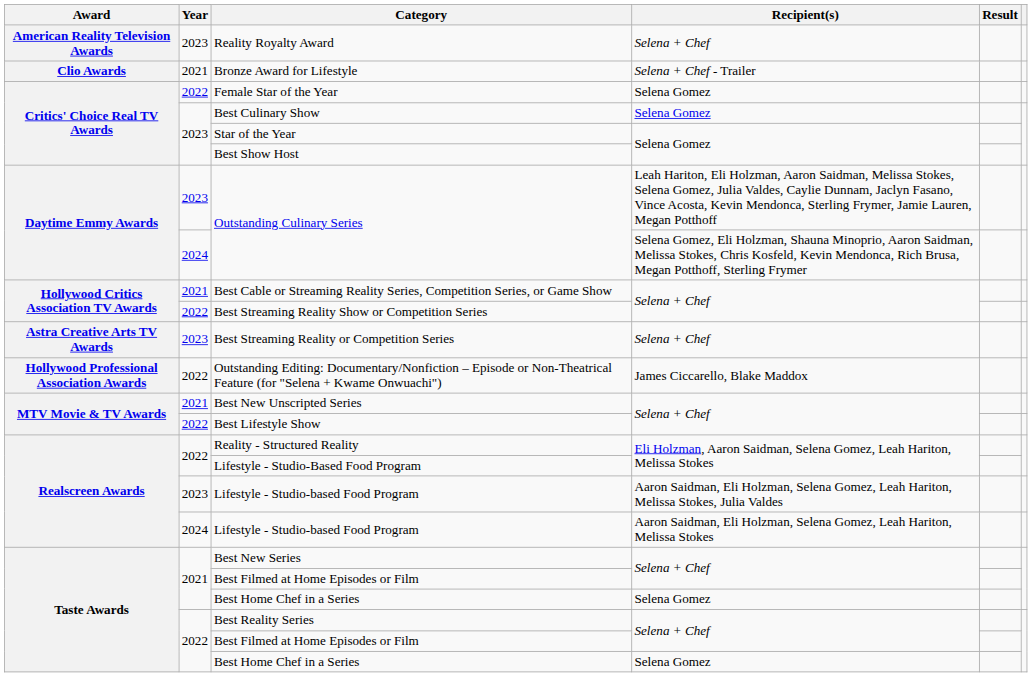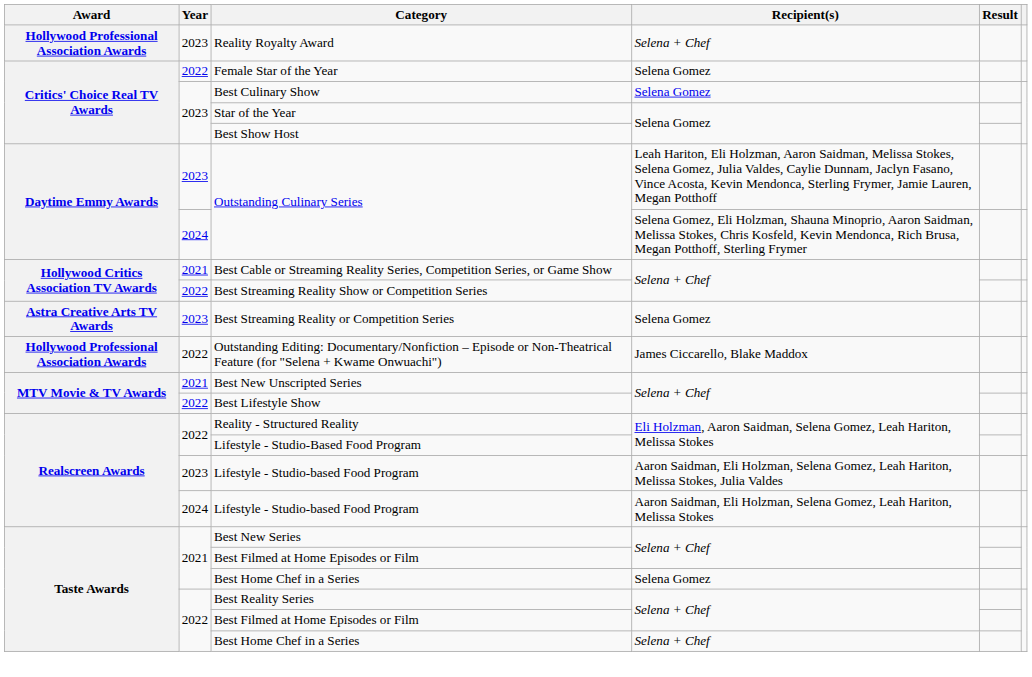(92, 43) American Reality Television Awards -> (92, 43) Hollywood Professional Association Awards
- row: (195, 71)
(672, 339) Selena + Chef -> (673, 318) Selena Gomez
(673, 661) Selena Gomez -> (672, 641) Selena + Chef
